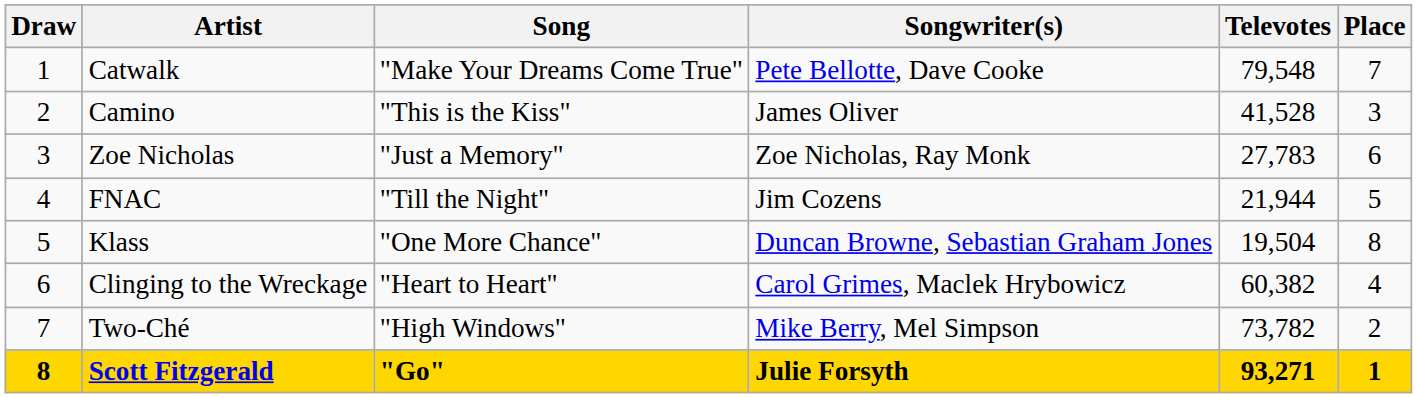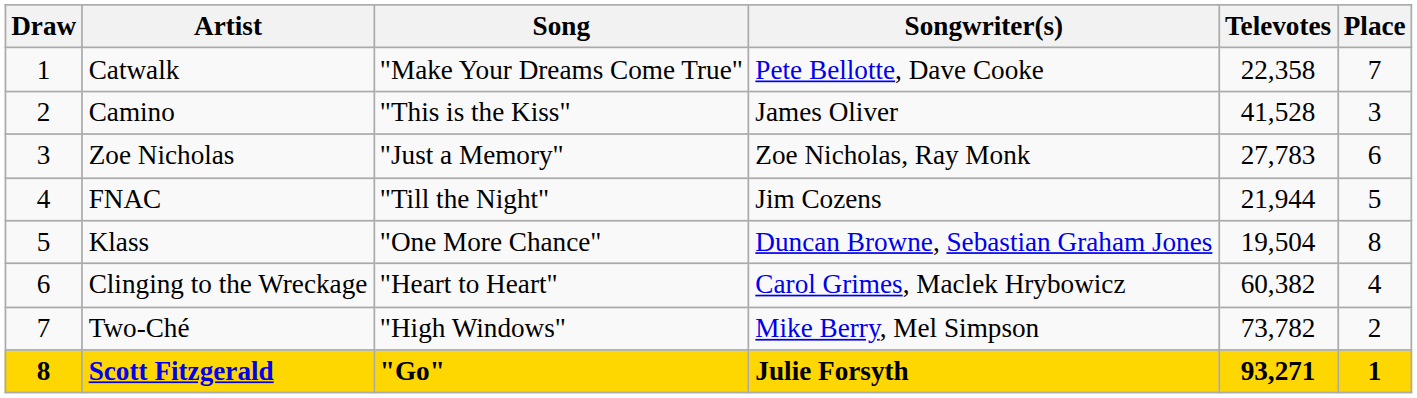(1278, 69) 79,548 -> (1278, 69) 22,358
